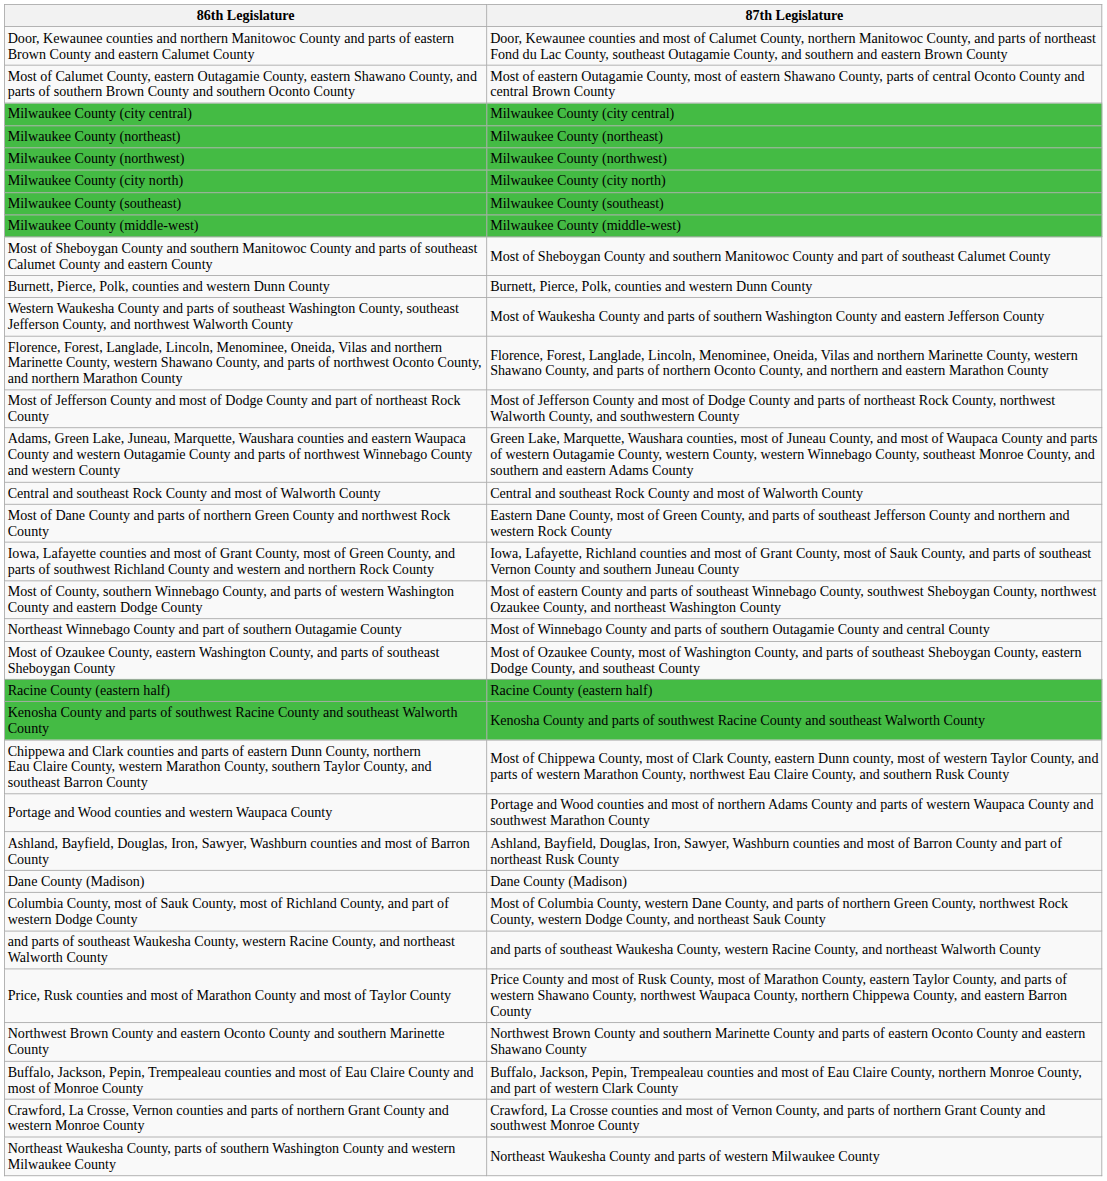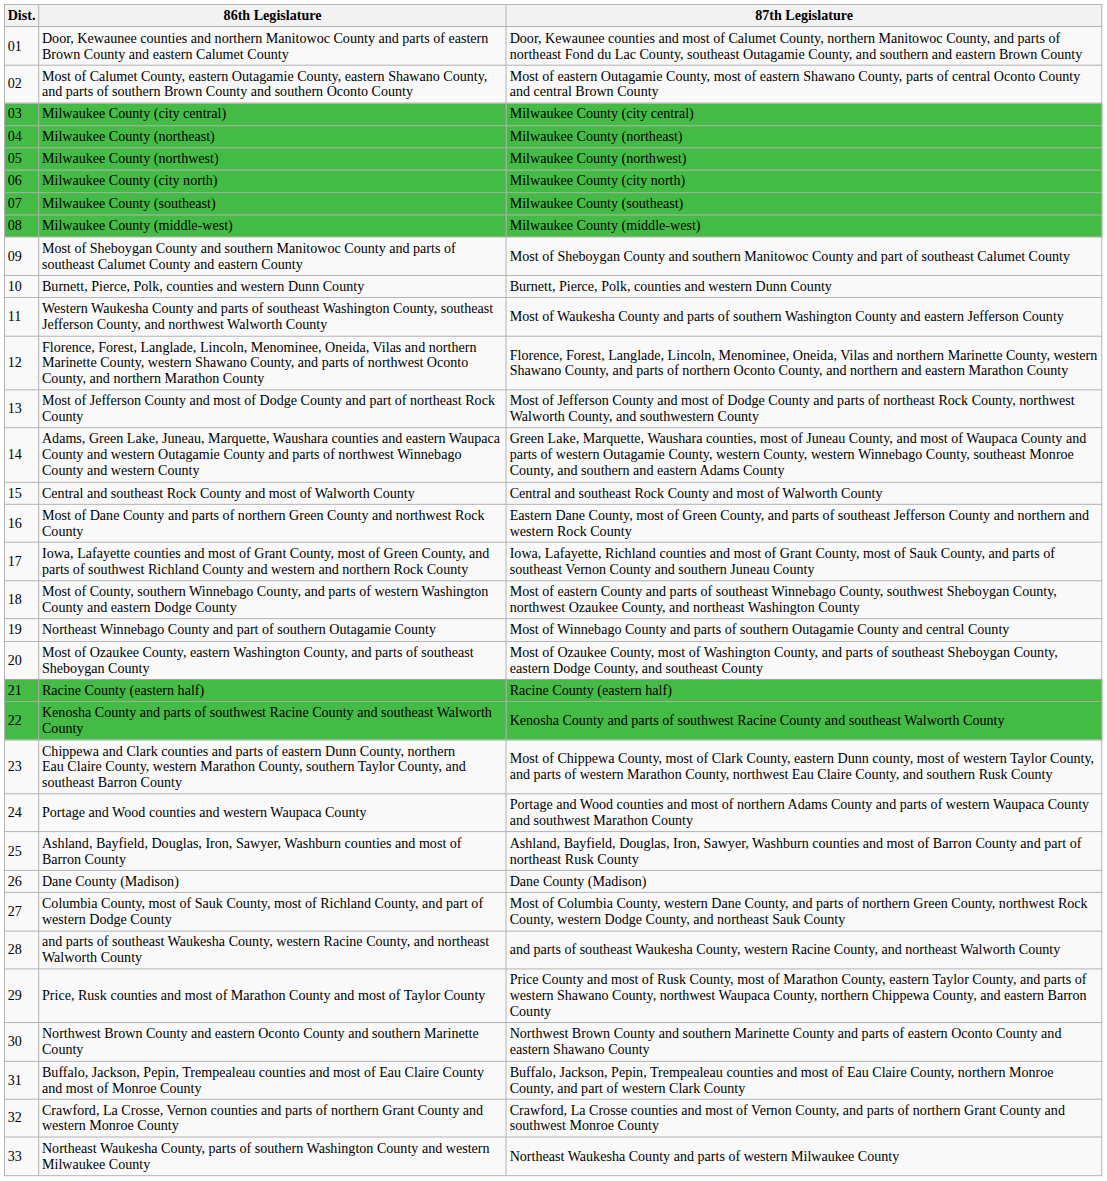+ column: (22, 15)
